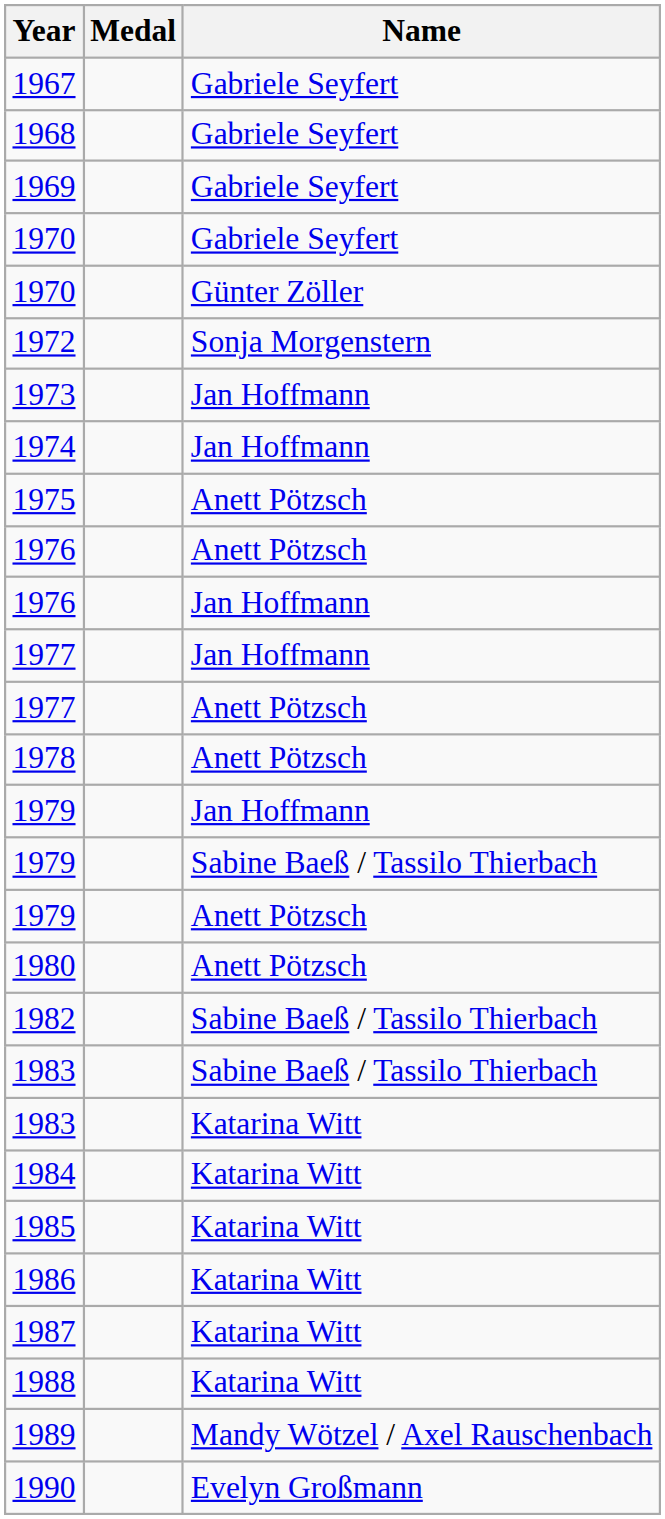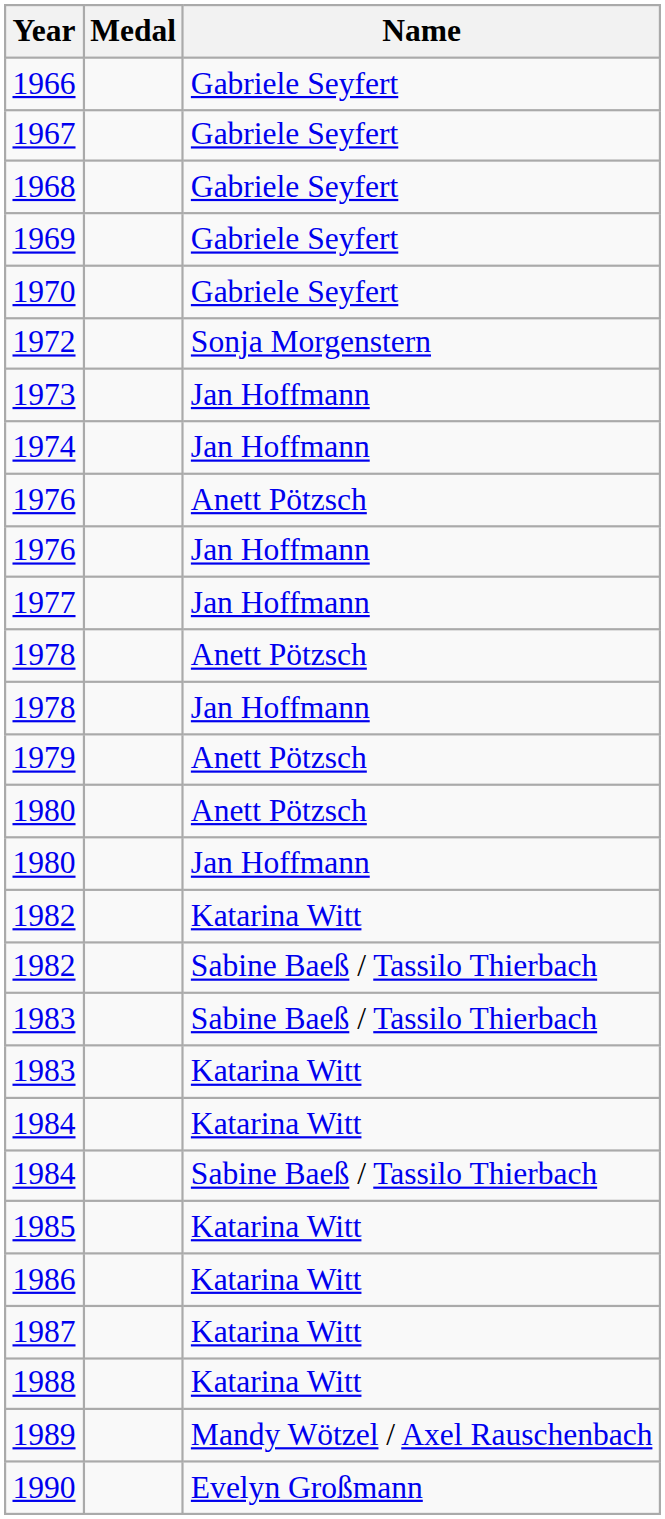+ row: (44, 82)
- row: (44, 290)
- row: (44, 499)
- row: (44, 707)
+ row: (44, 707)
- row: (44, 811)
- row: (44, 863)
+ row: (44, 863)
+ row: (44, 915)
+ row: (44, 1175)
